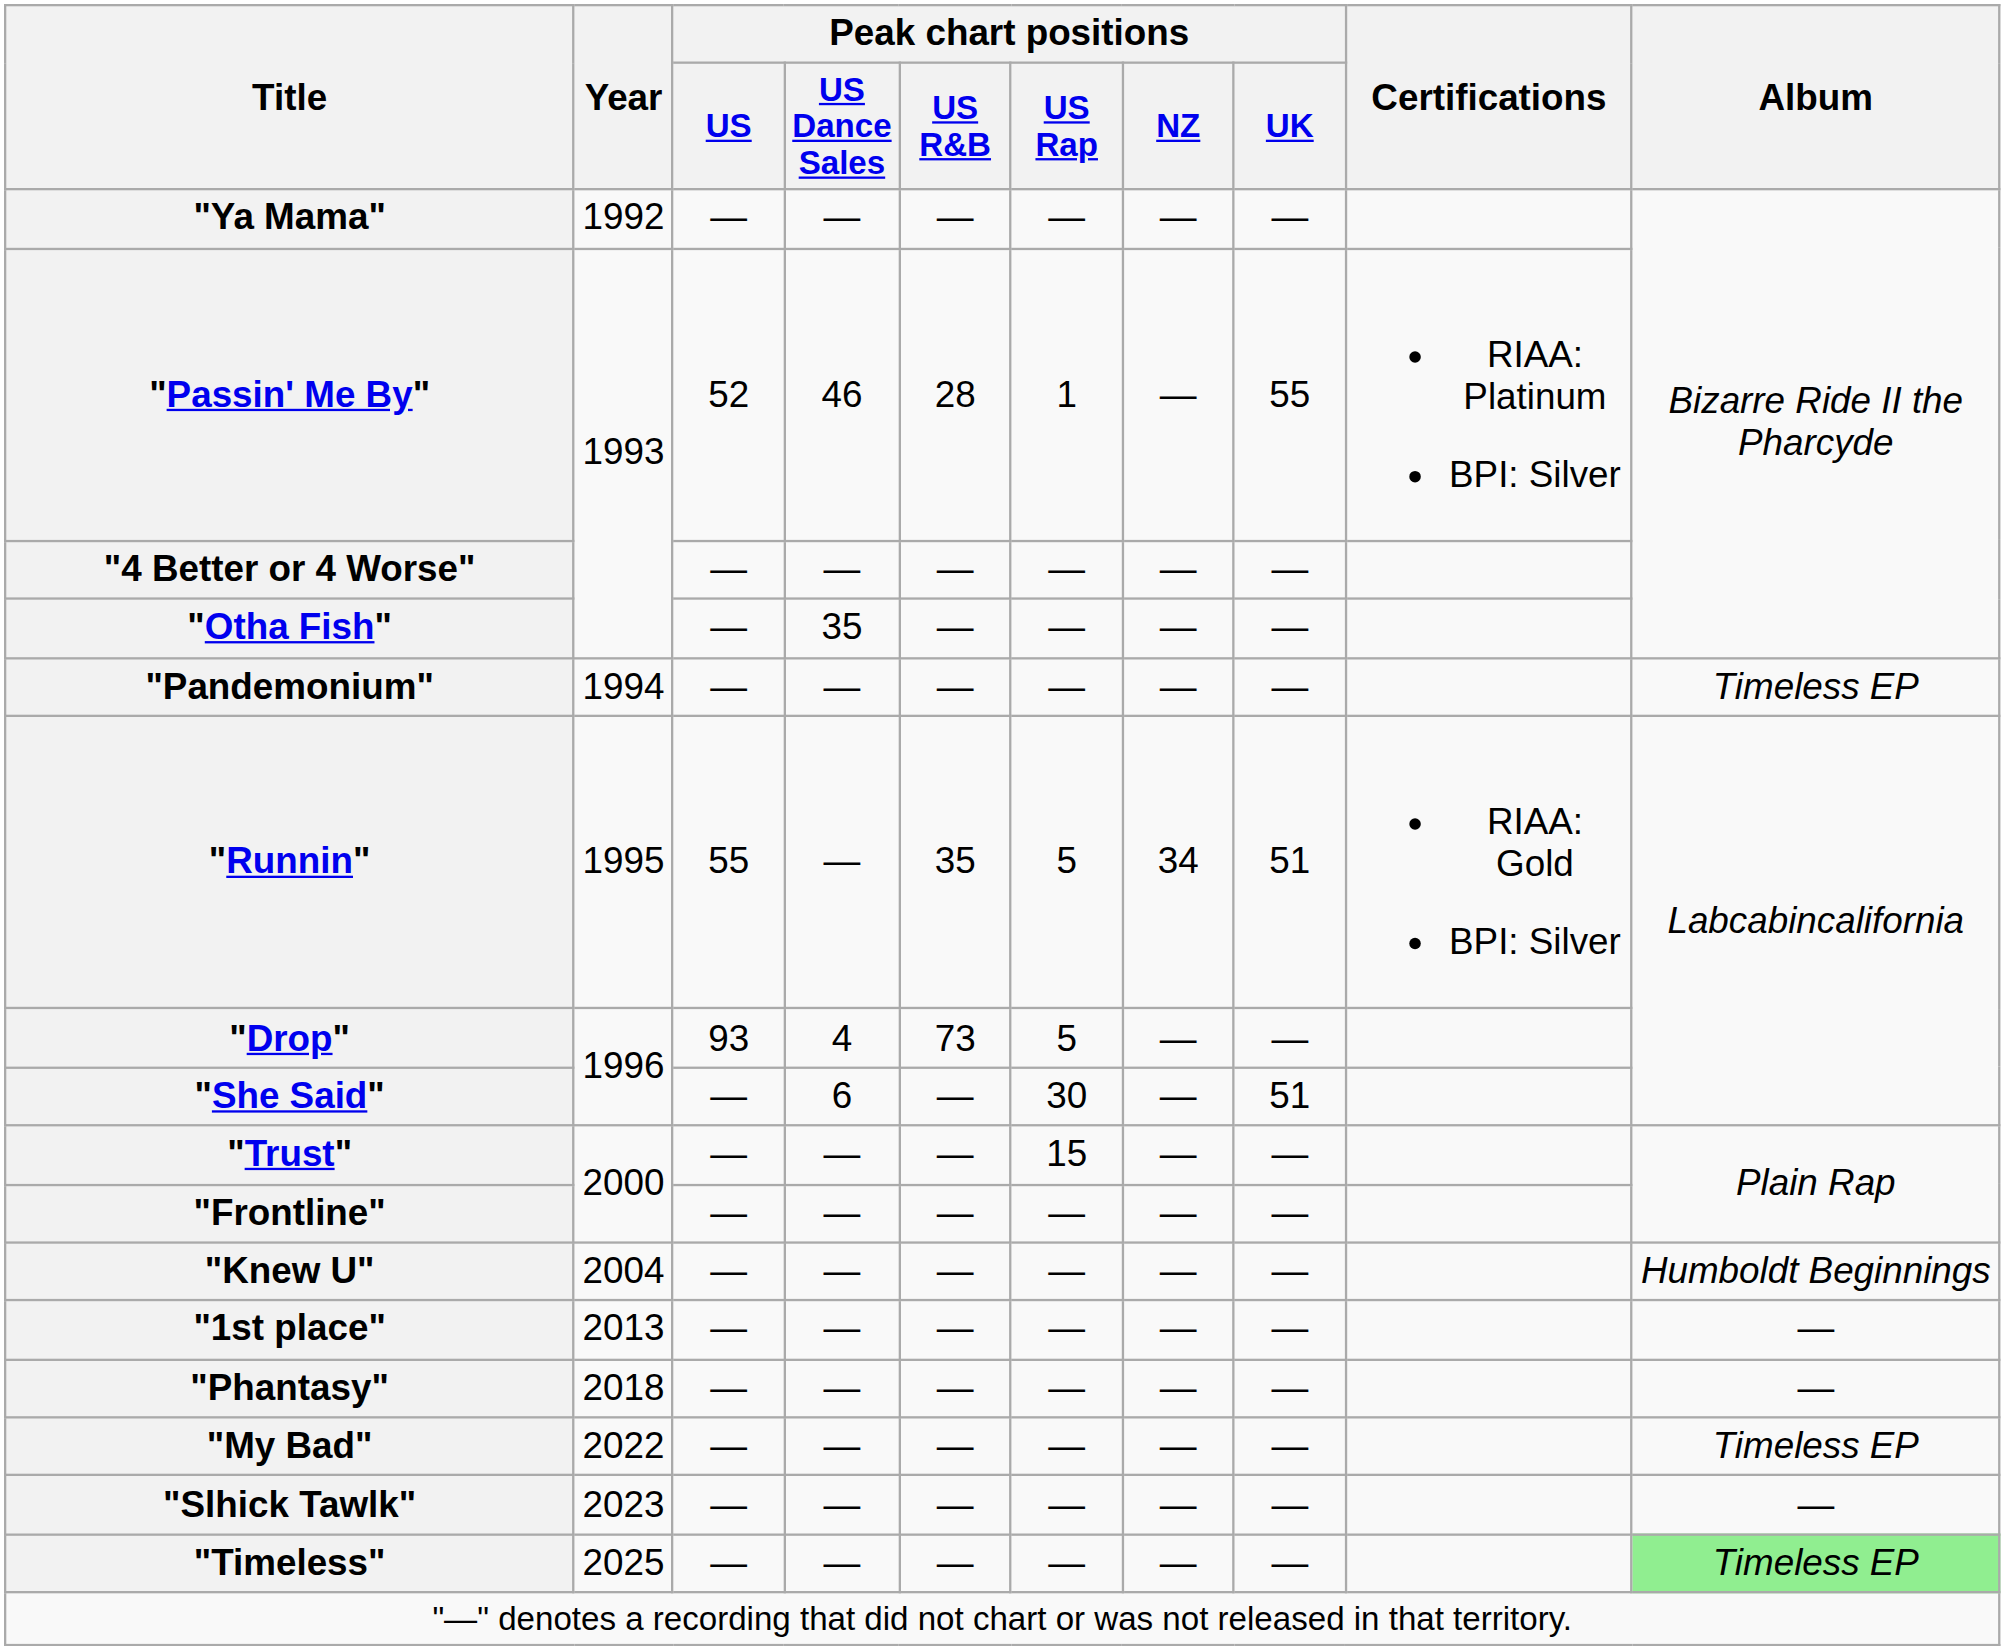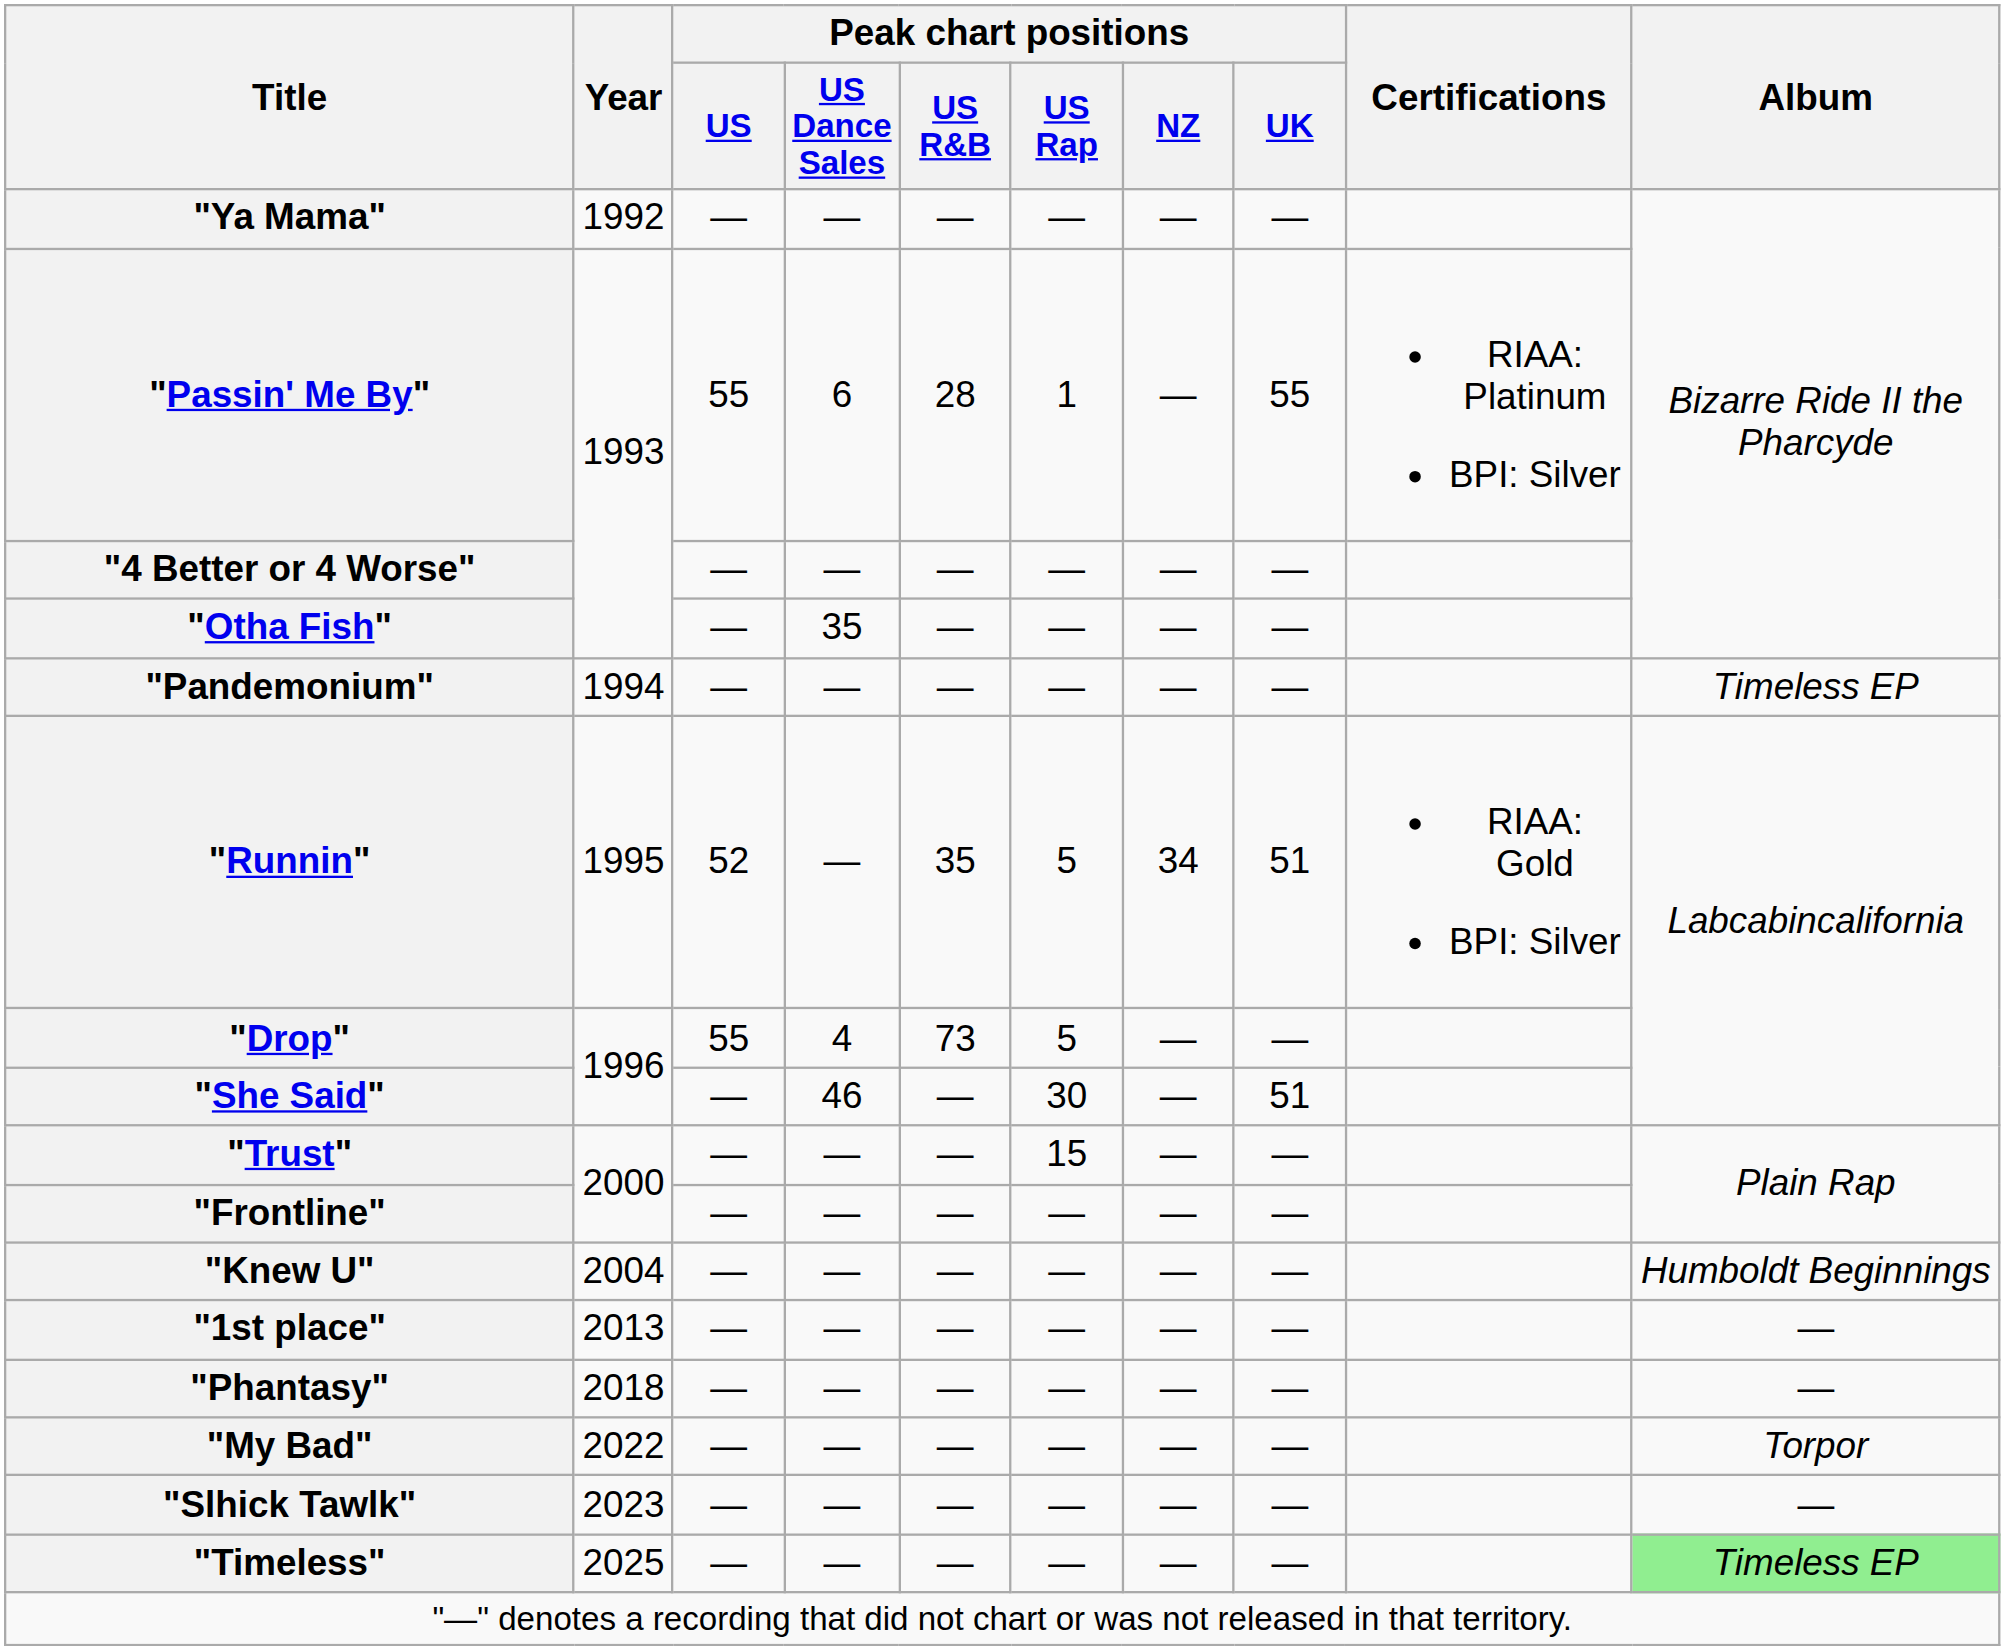(729, 393) 52 -> (729, 393) 55
(842, 393) 46 -> (842, 393) 6
(729, 861) 55 -> (729, 861) 52
(729, 1037) 93 -> (729, 1037) 55
(842, 1095) 6 -> (842, 1095) 46
(1816, 1445) Timeless EP -> (1816, 1445) Torpor
